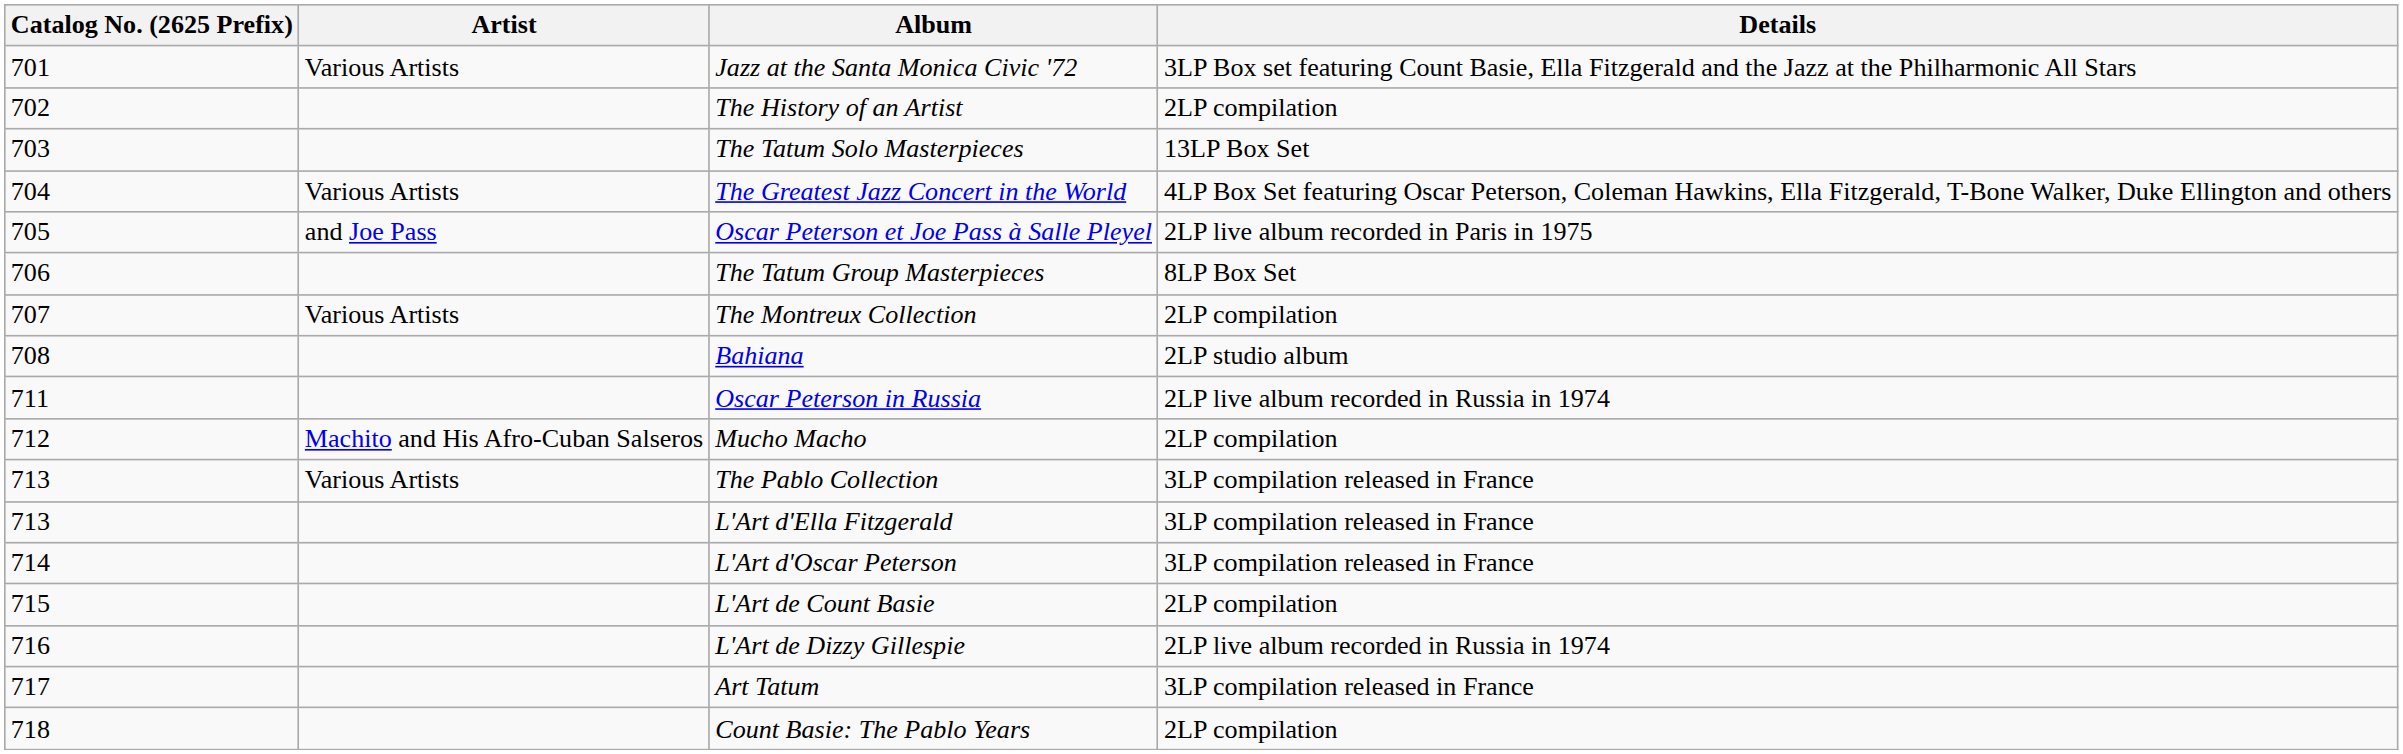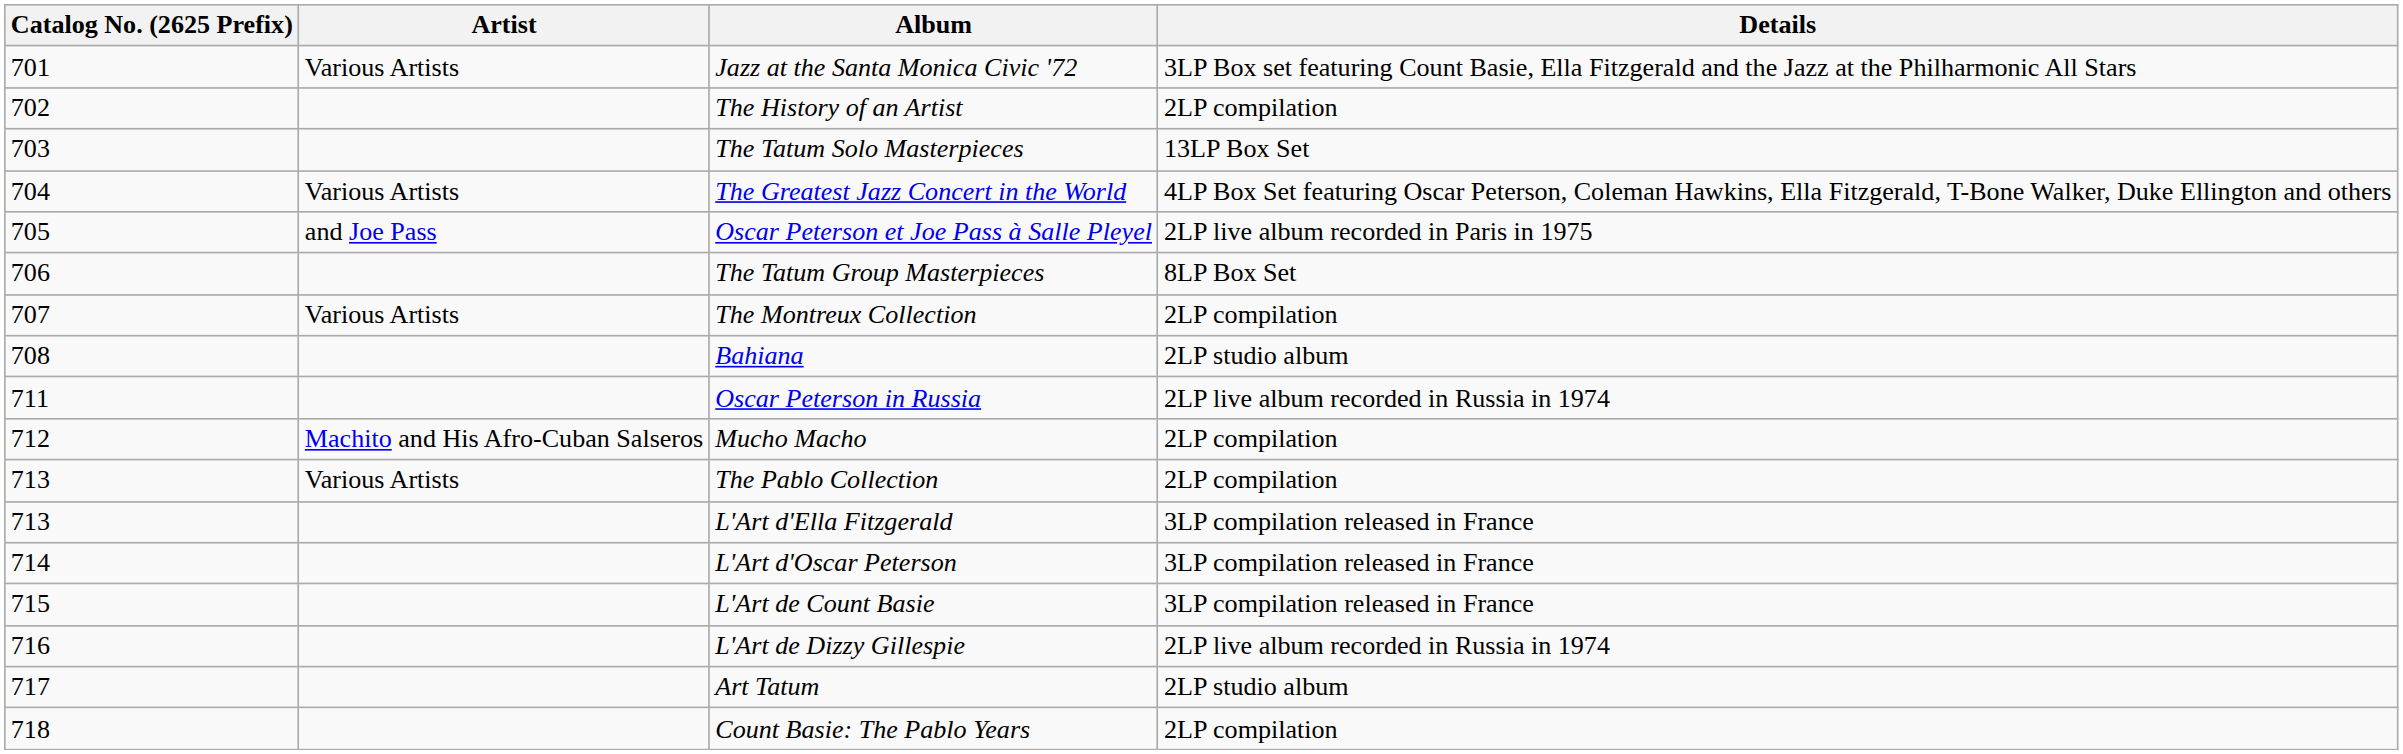(1349, 480) 3LP compilation released in France -> (1251, 480) 2LP compilation
(1251, 604) 2LP compilation -> (1349, 604) 3LP compilation released in France
(1349, 686) 3LP compilation released in France -> (1256, 686) 2LP studio album
